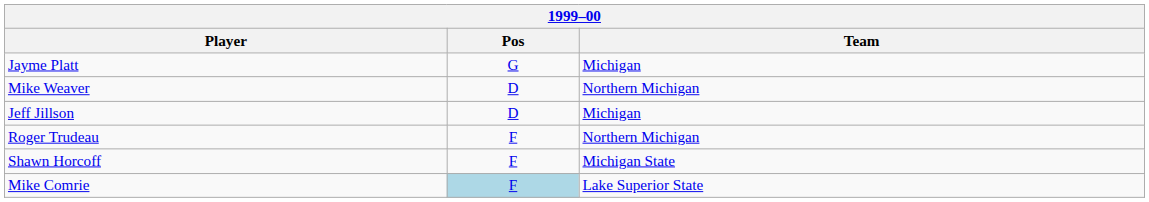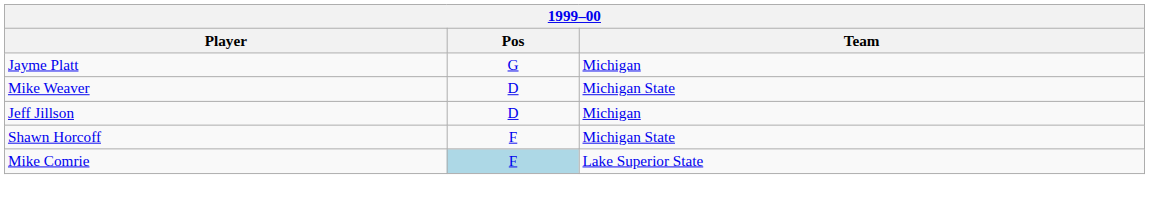(641, 88) Northern Michigan -> (629, 88) Michigan State
- row: (53, 137)
